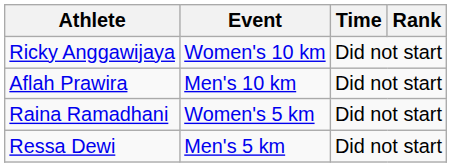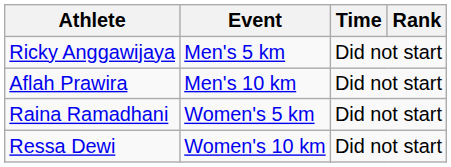(255, 52) Women's 10 km -> (235, 52) Men's 5 km
(235, 146) Men's 5 km -> (255, 146) Women's 10 km
